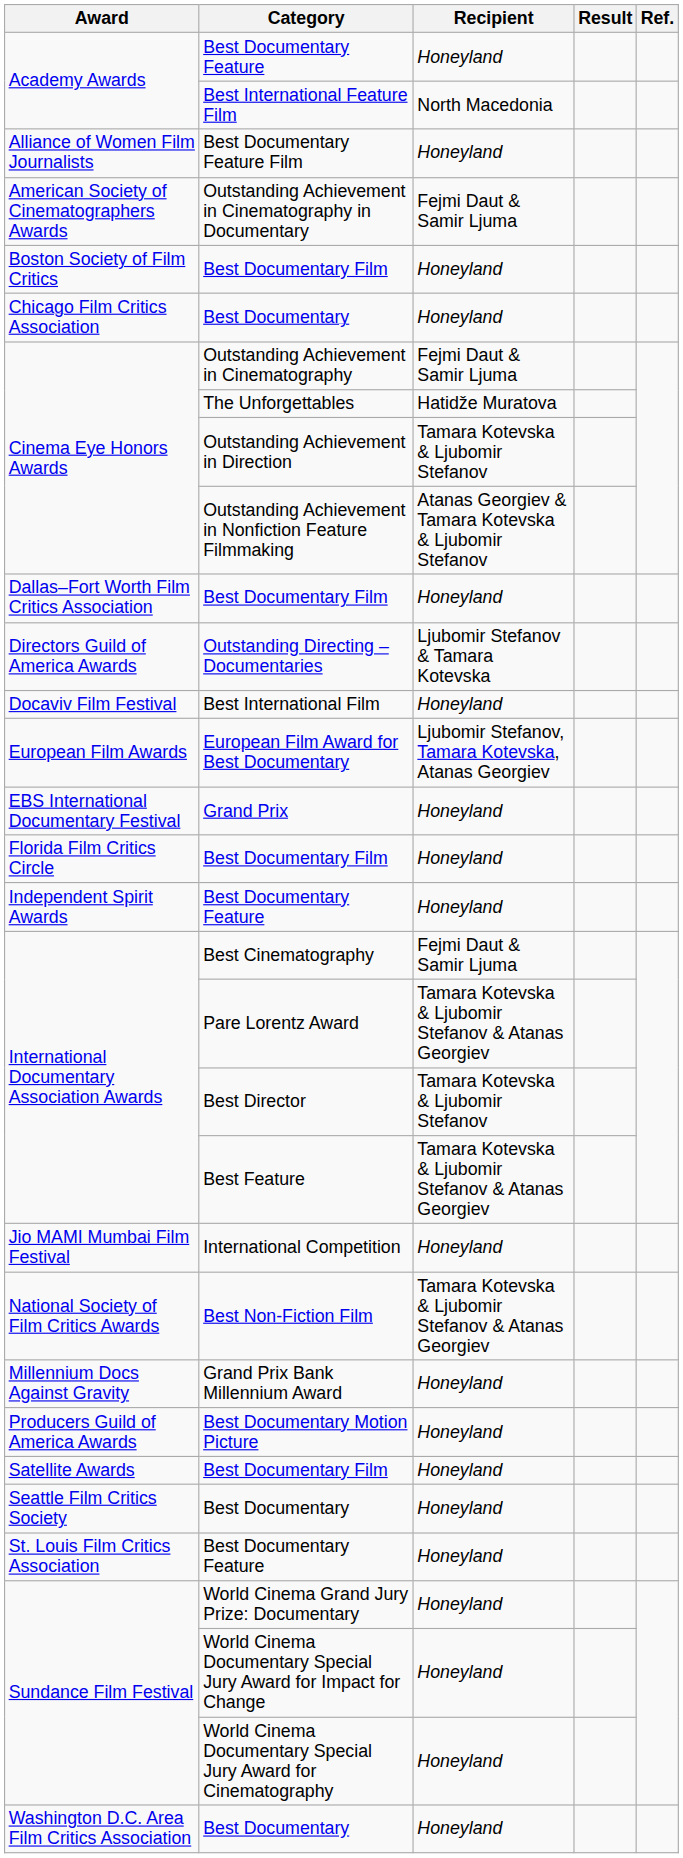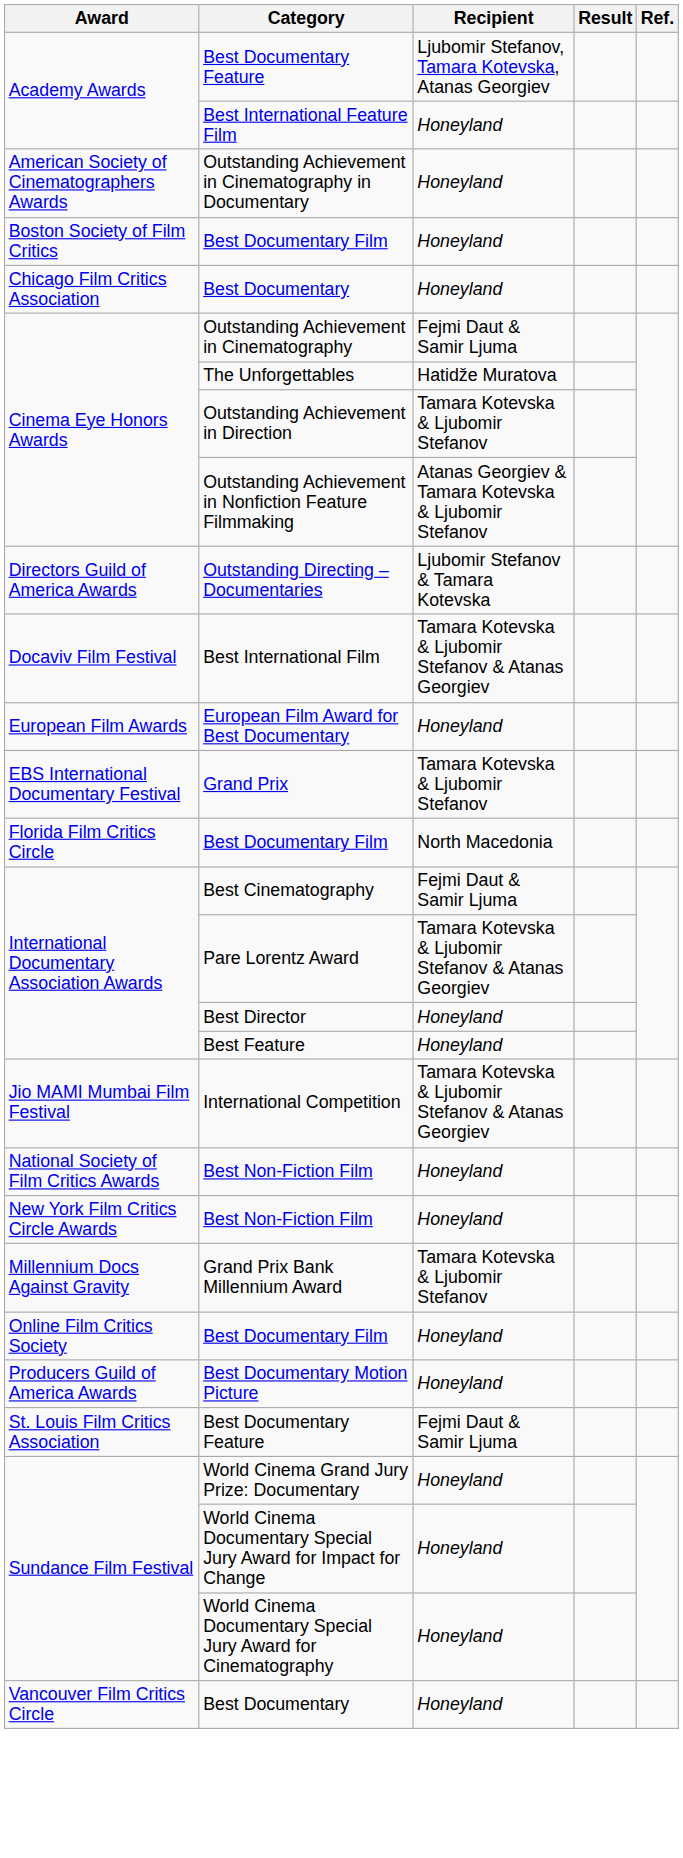(460, 56) Honeyland -> (491, 66) Ljubomir Stefanov, Tamara Kotevska, Atanas Georgiev
(485, 104) North Macedonia -> (460, 124) Honeyland
- row: (102, 153)
(469, 211) Fejmi Daut & Samir Ljuma -> (460, 183) Honeyland
- row: (99, 598)
(460, 704) Honeyland -> (490, 658) Tamara Kotevska & Ljubomir Stefanov & Atanas Georgiev
(491, 752) Ljubomir Stefanov, Tamara Kotevska, Atanas Georgiev -> (460, 726) Honeyland
(460, 810) Honeyland -> (486, 784) Tamara Kotevska & Ljubomir Stefanov
(460, 858) Honeyland -> (485, 842) North Macedonia
- row: (81, 906)
(486, 1101) Tamara Kotevska & Ljubomir Stefanov -> (460, 1016) Honeyland
(490, 1179) Tamara Kotevska & Ljubomir Stefanov & Atanas Georgiev -> (460, 1045) Honeyland
(460, 1247) Honeyland -> (490, 1103) Tamara Kotevska & Ljubomir Stefanov & Atanas Georgiev
(490, 1315) Tamara Kotevska & Ljubomir Stefanov & Atanas Georgiev -> (460, 1171) Honeyland
+ row: (93, 1219)
(460, 1383) Honeyland -> (486, 1277) Tamara Kotevska & Ljubomir Stefanov
+ row: (81, 1335)
- row: (72, 1470)
- row: (83, 1508)
(460, 1556) Honeyland -> (469, 1432) Fejmi Daut & Samir Ljuma
+ row: (97, 1704)
- row: (100, 1828)
